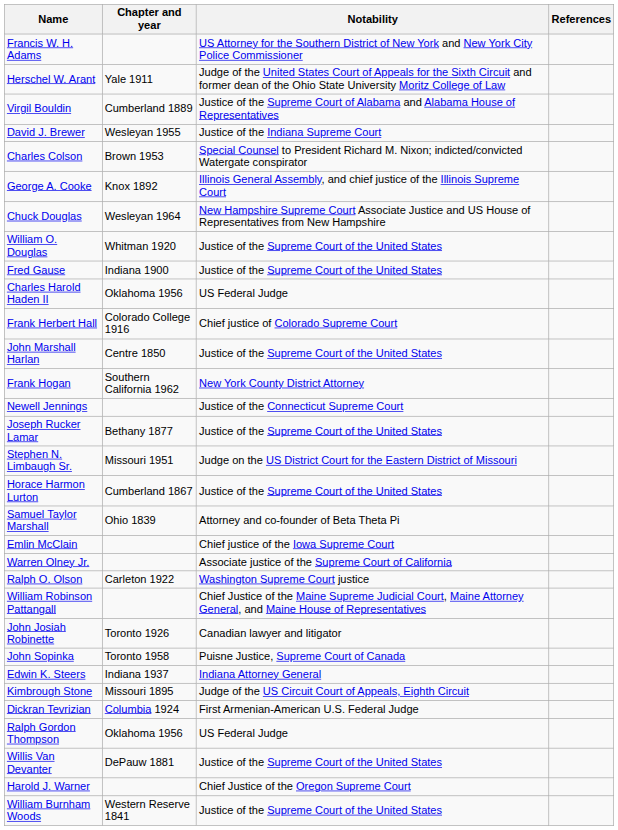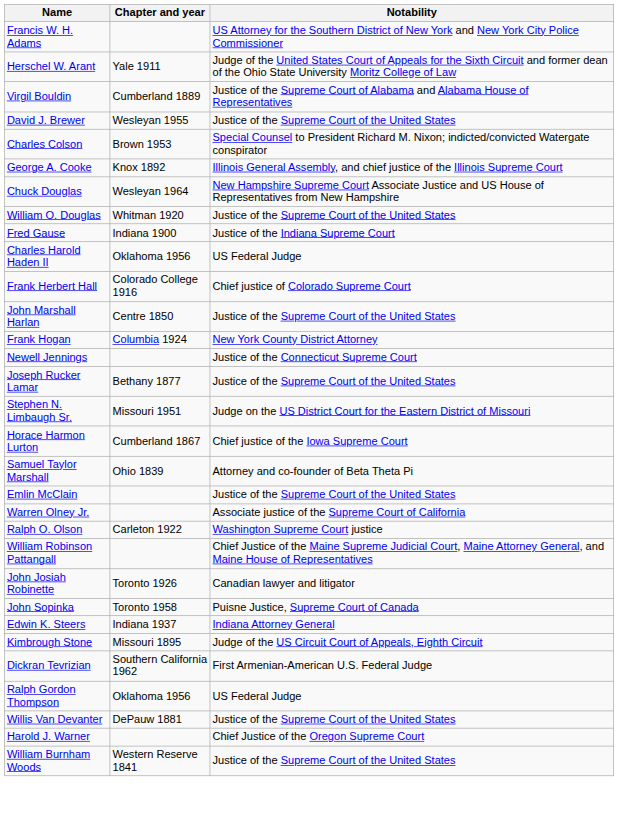- column: (581, 19)
(290, 132) Justice of the Indiana Supreme Court -> (334, 120) Justice of the Supreme Court of the United States
(321, 270) Justice of the Supreme Court of the United States -> (304, 232) Justice of the Indiana Supreme Court
(142, 383) Southern California 1962 -> (150, 340) Columbia 1924
(321, 490) Justice of the Supreme Court of the United States -> (310, 441) Chief justice of the Iowa Supreme Court
(297, 544) Chief justice of the Iowa Supreme Court -> (334, 494) Justice of the Supreme Court of the United States
(142, 709) Columbia 1924 -> (160, 666) Southern California 1962
